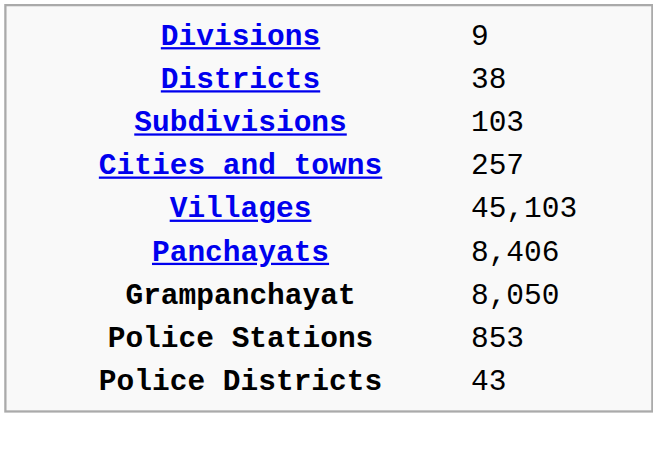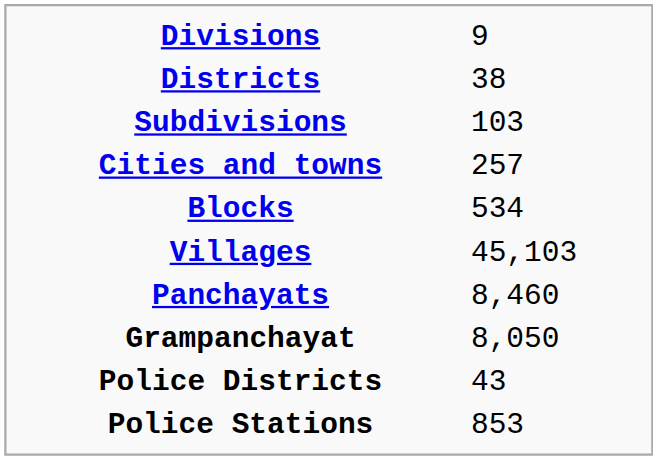+ row: (241, 209)
(515, 252) 8,406 -> (515, 295) 8,460
rows swapped: (241, 381) <-> (241, 338)
